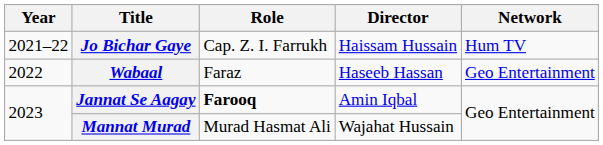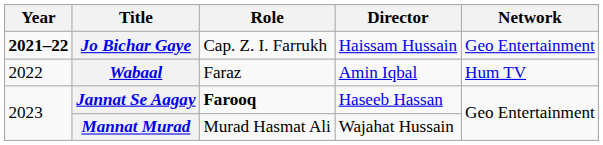(38, 45) normal -> (38, 45) bold
(496, 45) Hum TV -> (530, 45) Geo Entertainment
(391, 72) Haseeb Hassan -> (378, 72) Amin Iqbal
(530, 72) Geo Entertainment -> (496, 72) Hum TV
(378, 99) Amin Iqbal -> (391, 99) Haseeb Hassan
